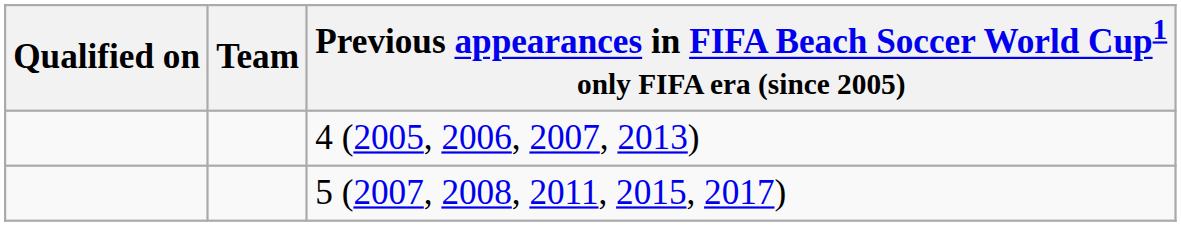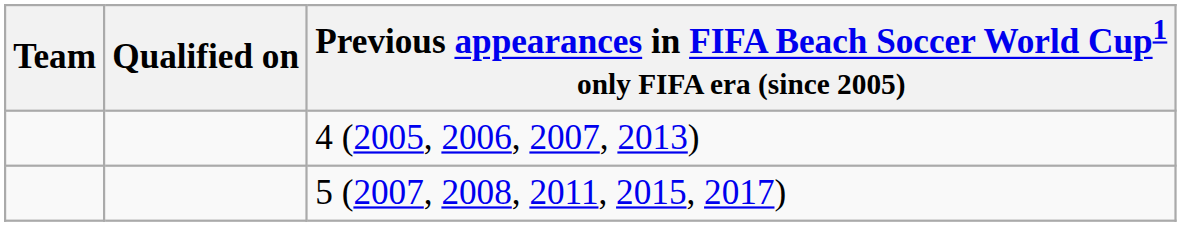columns swapped: (258, 56) <-> (107, 56)
